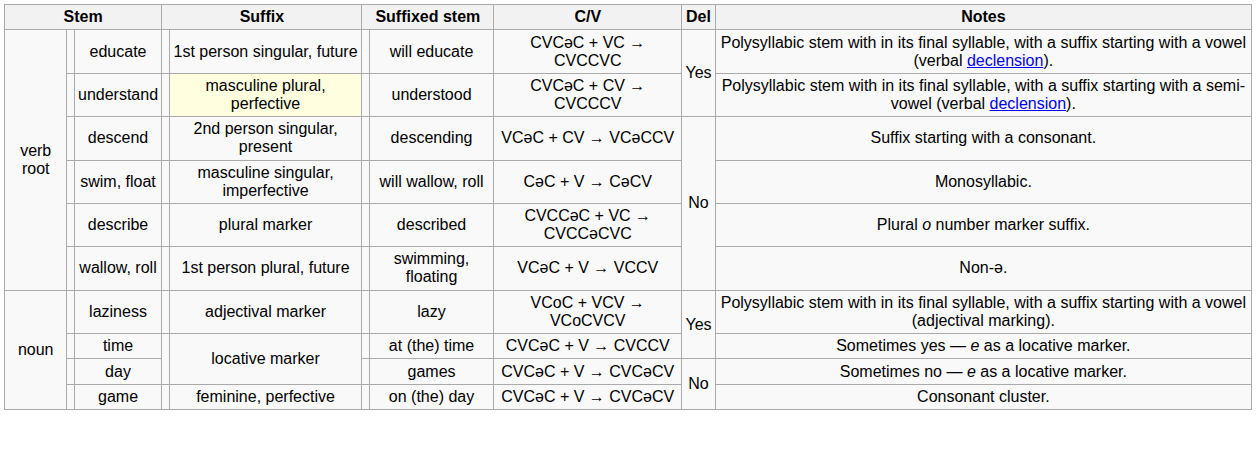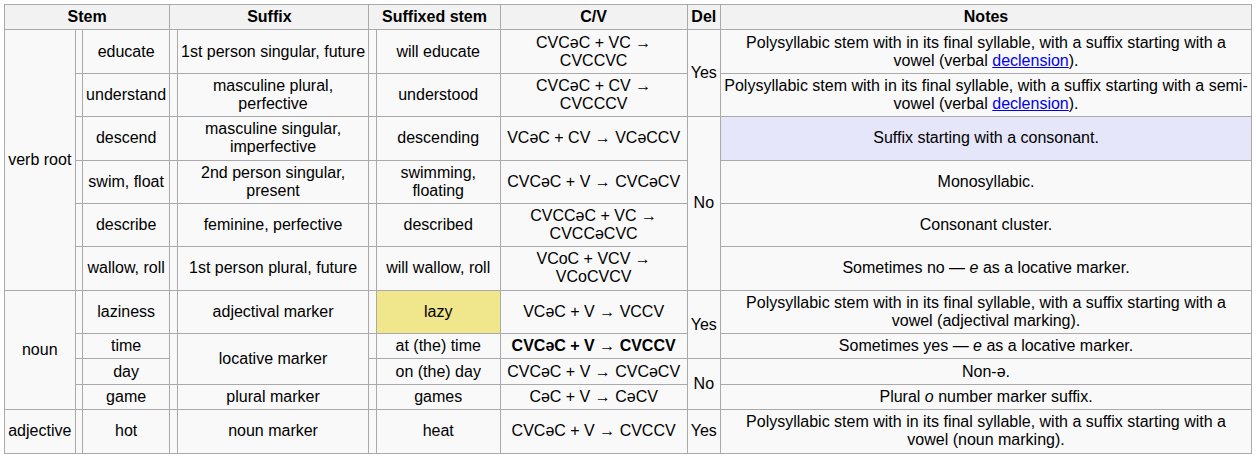(266, 94) lightyellow background -> (273, 94) no background
(266, 138) 2nd person singular, present -> (273, 138) masculine singular, imperfective
(983, 138) no background -> (986, 138) lavender background
(266, 181) masculine singular, imperfective -> (273, 181) 2nd person singular, present
(432, 181) will wallow, roll -> (438, 181) swimming, floating
(588, 181) CəC + V → CəCV -> (594, 181) CVCəC + V → CVCəCV
(266, 225) plural marker -> (273, 225) feminine, perfective
(983, 225) Plural o number marker suffix. -> (986, 225) Consonant cluster.
(432, 268) swimming, floating -> (438, 268) will wallow, roll
(588, 268) VCəC + V → VCCV -> (594, 268) VCoC + VCV → VCoCVCV
(983, 268) Non-ə. -> (986, 268) Sometimes no — e as a locative marker.
(432, 311) no background -> (438, 311) khaki background
(588, 311) VCoC + VCV → VCoCVCV -> (594, 311) VCəC + V → VCCV
(588, 346) normal -> (594, 346) bold
(432, 371) games -> (438, 371) on (the) day
(983, 371) Sometimes no — e as a locative marker. -> (986, 371) Non-ə.
(266, 396) feminine, perfective -> (273, 396) plural marker
(432, 396) on (the) day -> (438, 396) games
(588, 396) CVCəC + V → CVCəCV -> (594, 396) CəC + V → CəCV
(983, 396) Consonant cluster. -> (986, 396) Plural o number marker suffix.
+ row: (126, 431)
